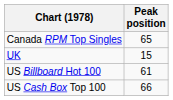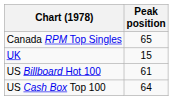(146, 87) 66 -> (146, 87) 64
